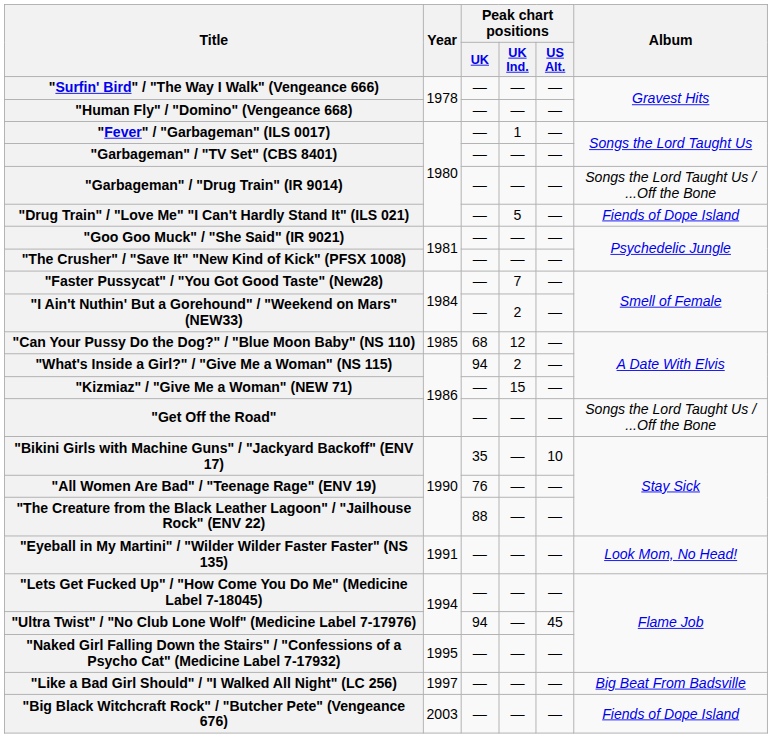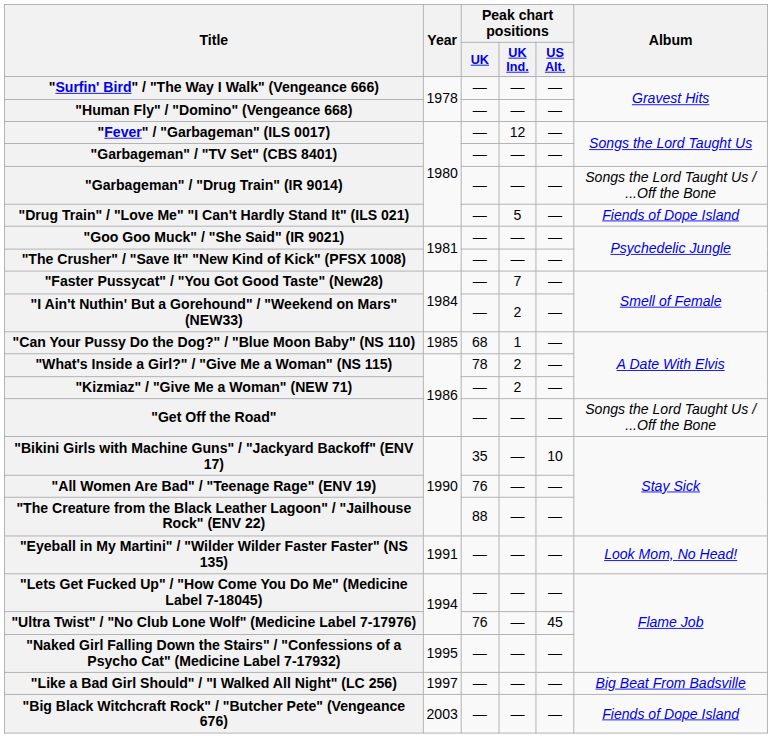(517, 132) 1 -> (517, 132) 12
(517, 342) 12 -> (517, 342) 1
(480, 365) 94 -> (480, 365) 78
(517, 387) 15 -> (517, 387) 2
(480, 623) 94 -> (480, 623) 76
